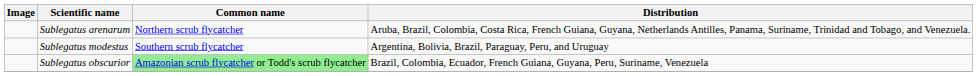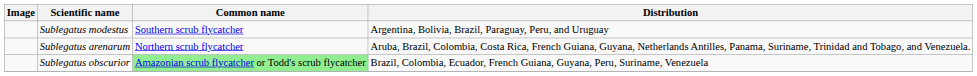rows swapped: (85, 29) <-> (84, 46)
